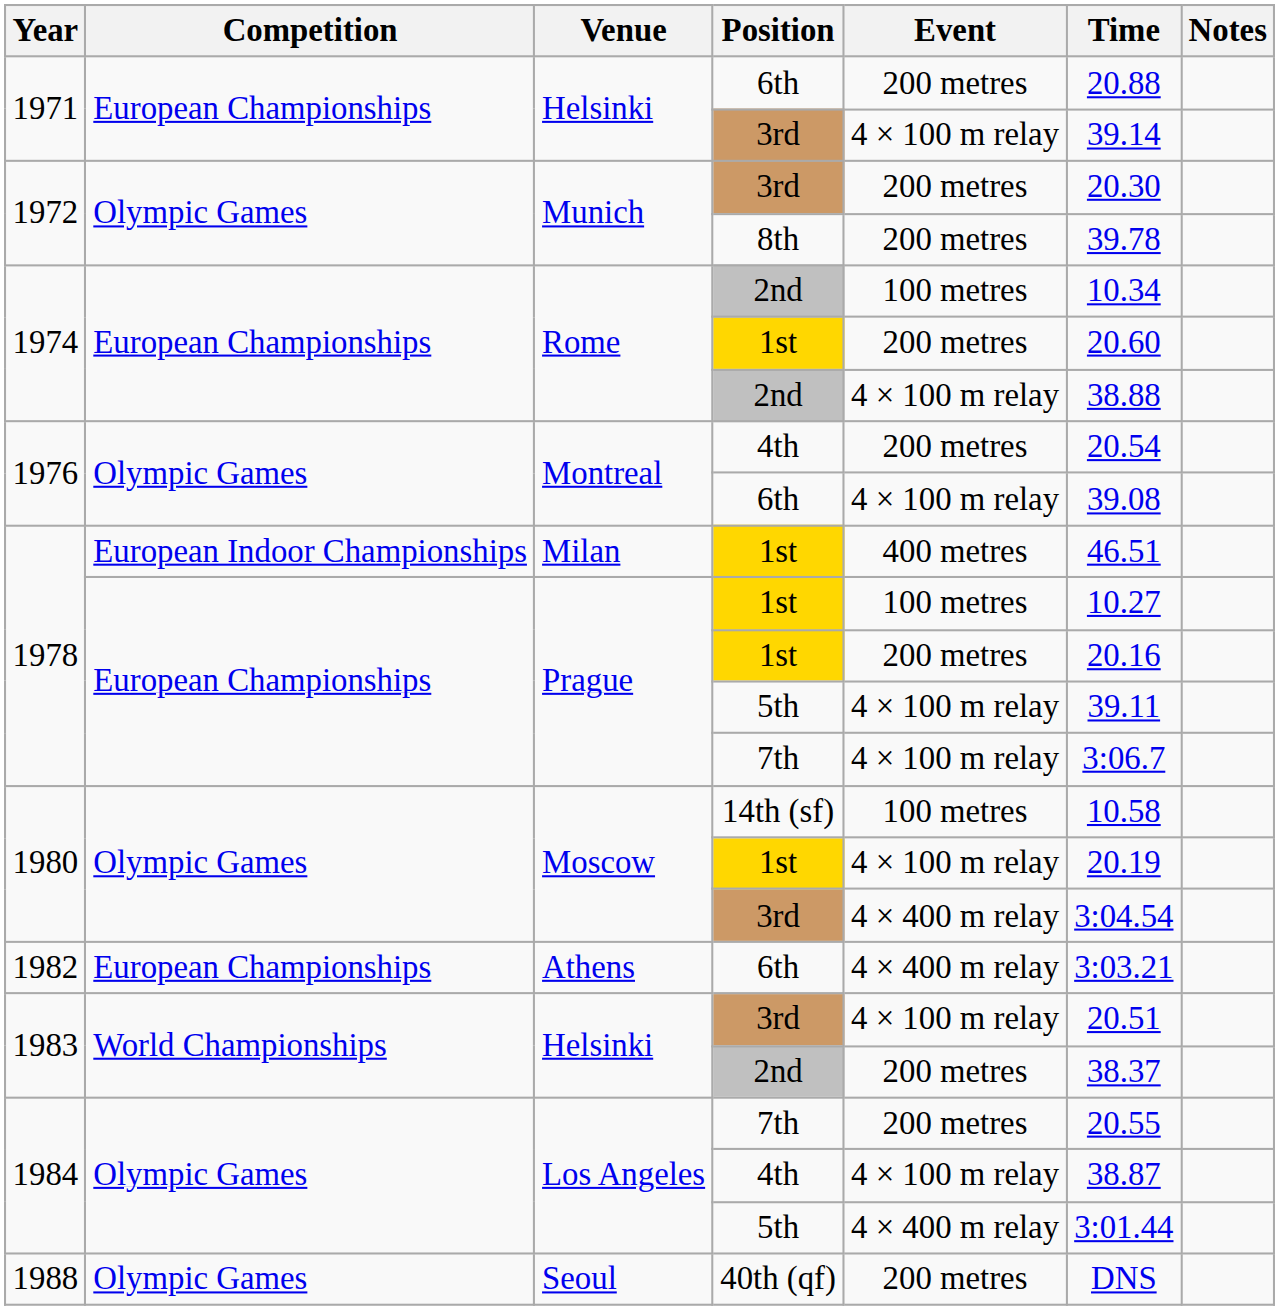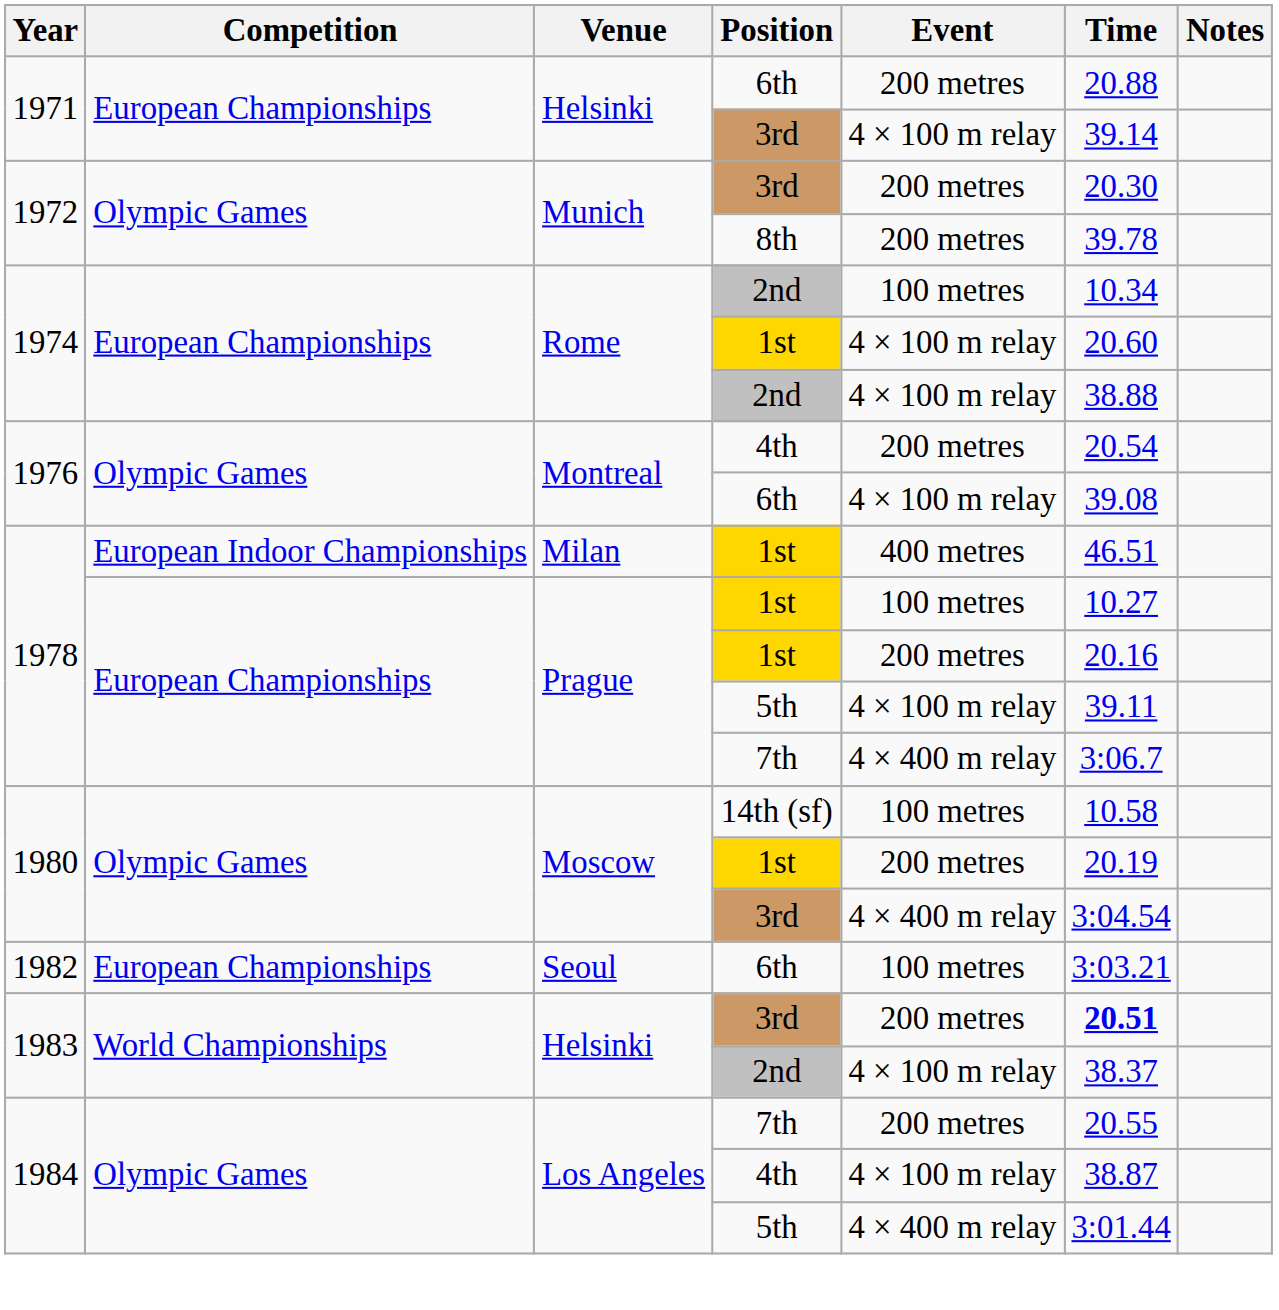(955, 342) 200 metres -> (952, 342) 4 × 100 m relay
(955, 758) 4 × 100 m relay -> (952, 758) 4 × 400 m relay
(955, 862) 4 × 100 m relay -> (952, 862) 200 metres
(589, 966) Athens -> (579, 966) Seoul
(955, 966) 4 × 400 m relay -> (952, 966) 100 metres
(955, 1018) 4 × 100 m relay -> (952, 1018) 200 metres
(1124, 1018) normal -> (1121, 1018) bold
(955, 1070) 200 metres -> (952, 1070) 4 × 100 m relay
- row: (45, 1278)
